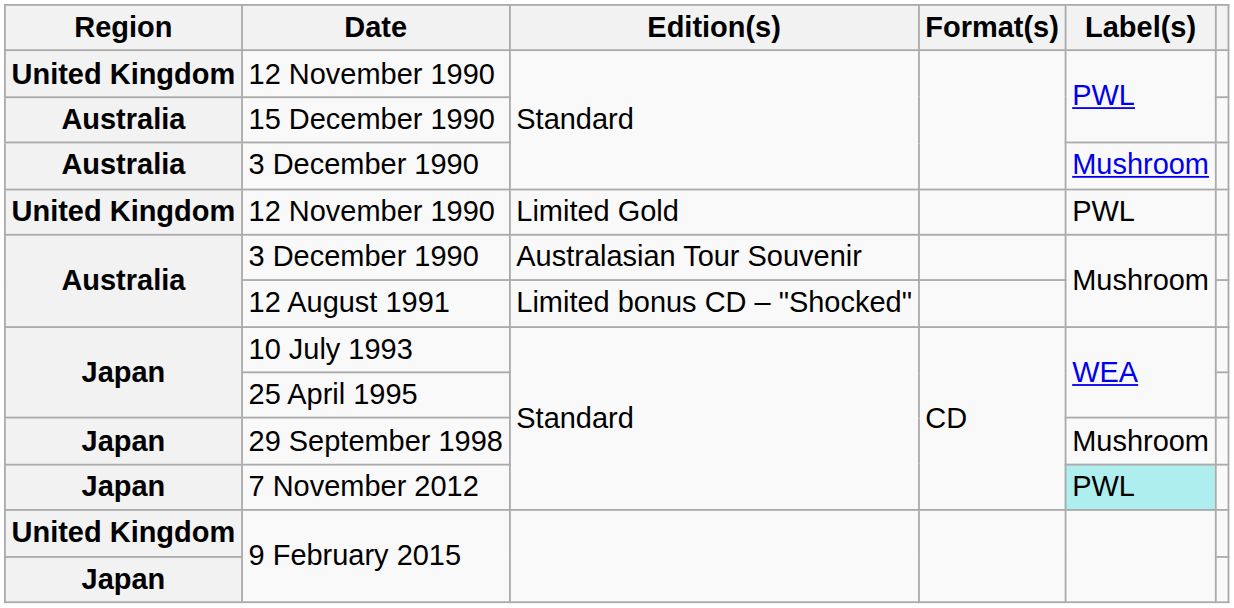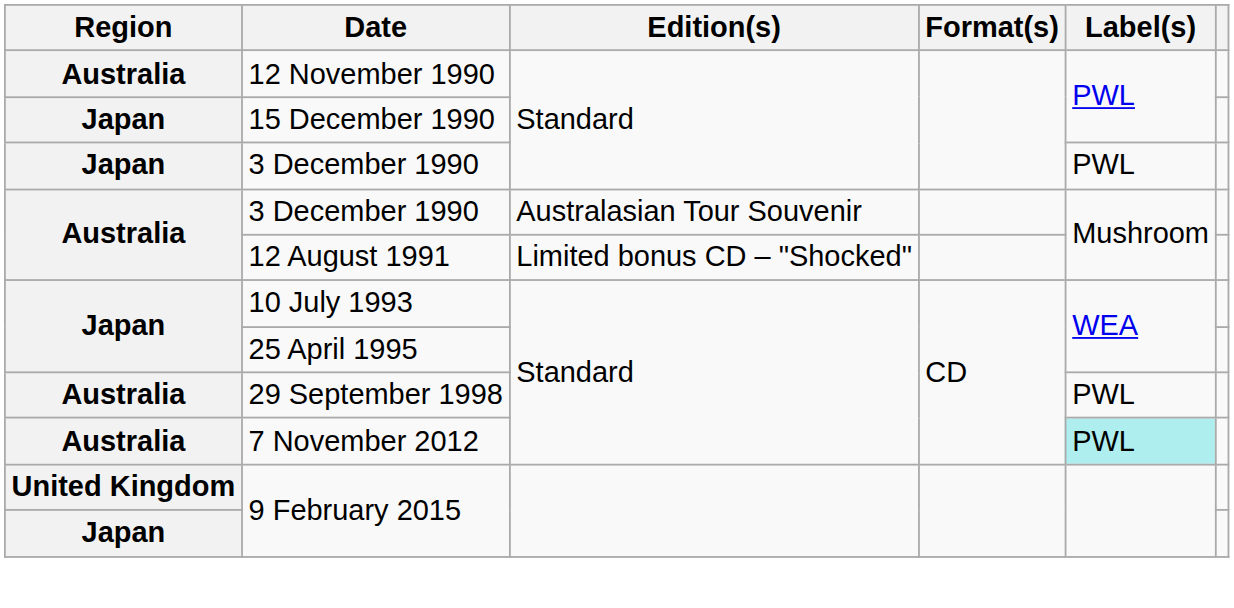(123, 73) United Kingdom -> (123, 73) Australia
(123, 119) Australia -> (123, 119) Japan
(123, 165) Australia -> (123, 165) Japan
(1141, 165) Mushroom -> (1104, 165) PWL
- row: (372, 211)
(123, 440) Japan -> (123, 394) Australia
(1141, 440) Mushroom -> (1104, 394) PWL
(123, 486) Japan -> (123, 440) Australia
